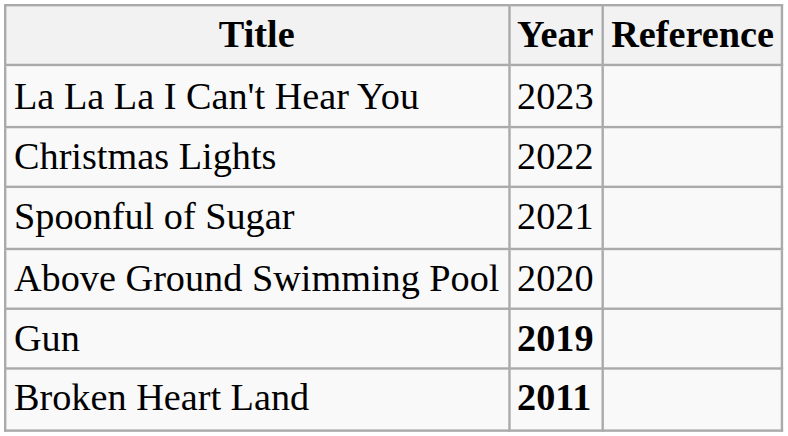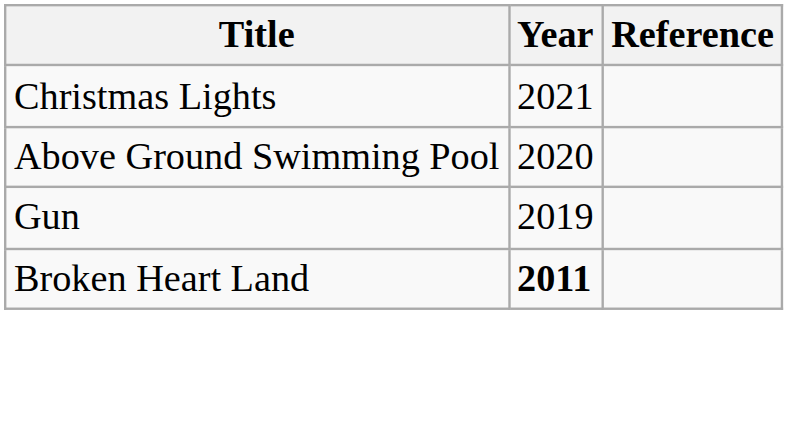- row: (217, 95)
(555, 156) 2022 -> (555, 95) 2021
- row: (154, 216)
(555, 338) bold -> (555, 216) normal
